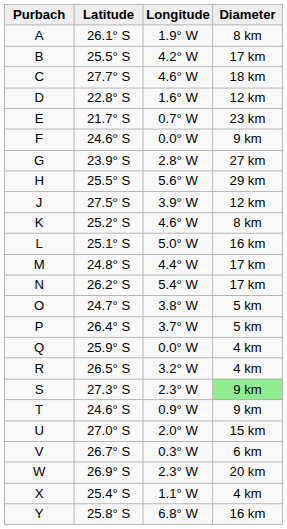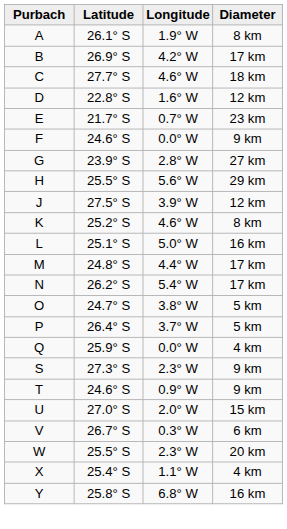(109, 56) 25.5° S -> (109, 56) 26.9° S
- row: (39, 368)
(247, 389) lightgreen background -> (247, 368) no background
(109, 472) 26.9° S -> (109, 451) 25.5° S
